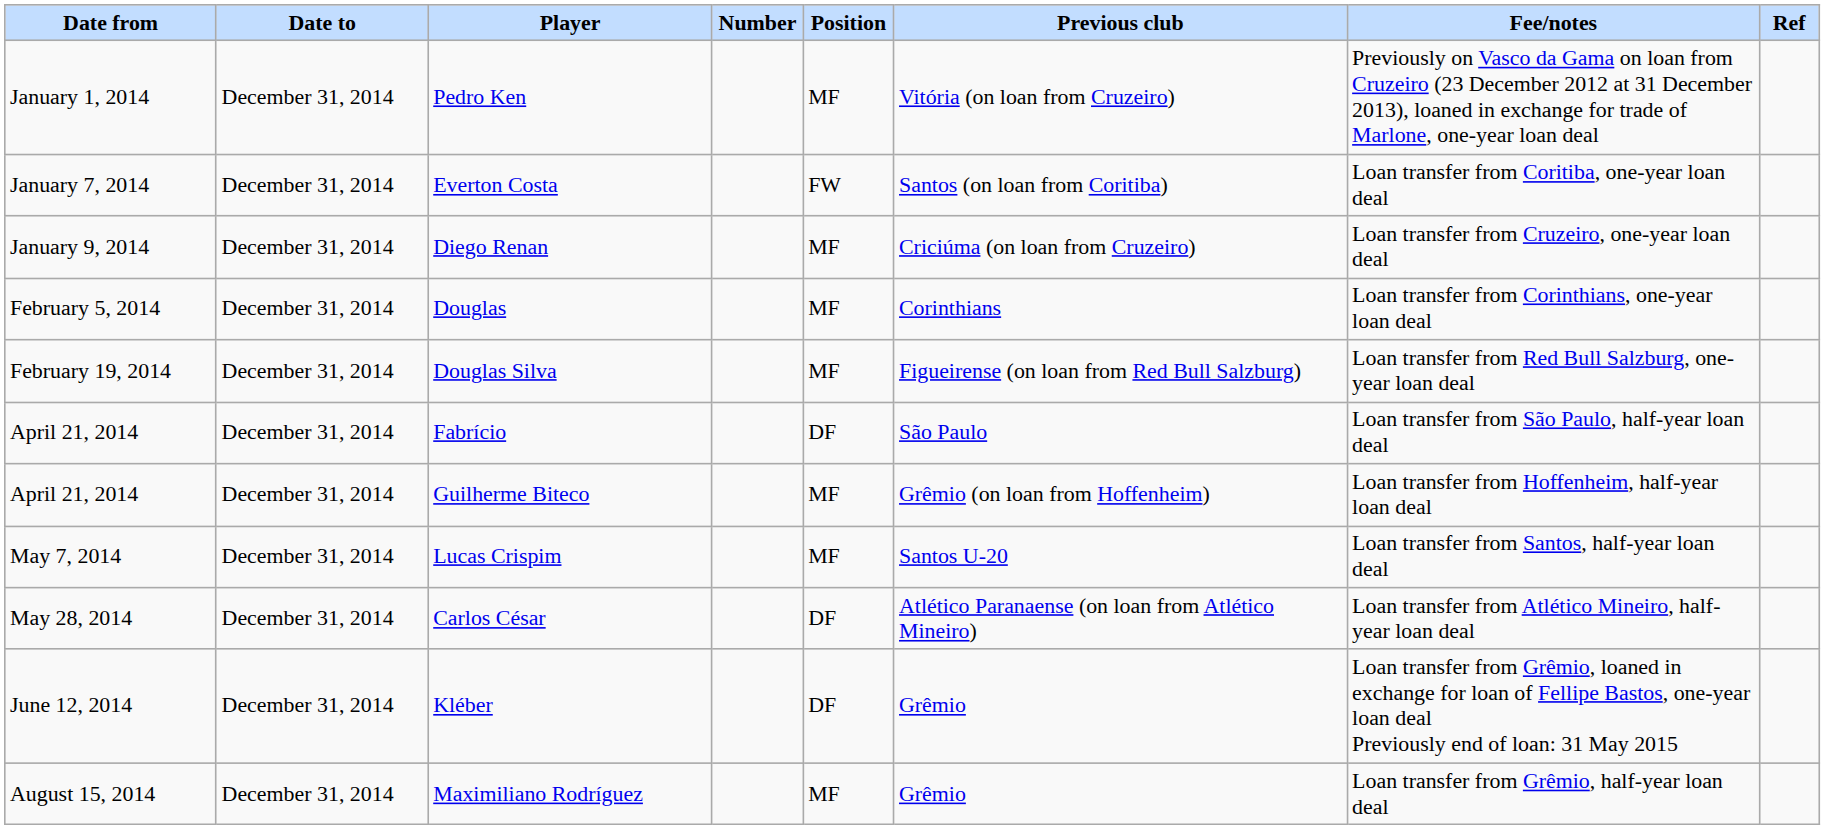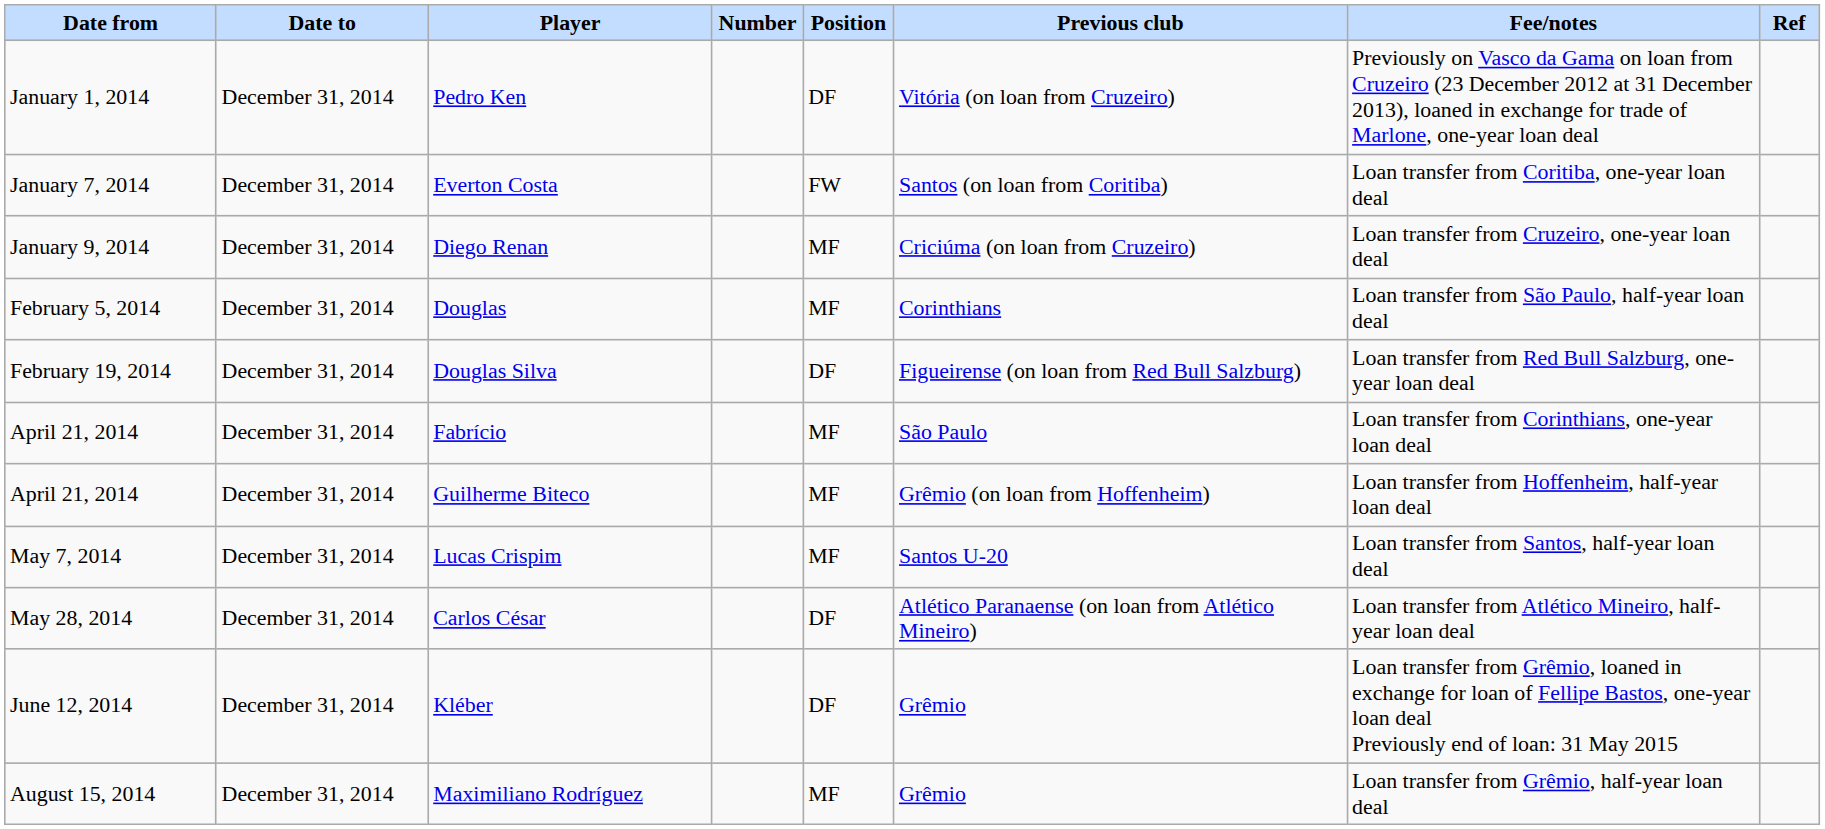(824, 96) MF -> (822, 96) DF
(1532, 308) Loan transfer from Corinthians, one-year loan deal -> (1548, 308) Loan transfer from São Paulo, half-year loan deal
(824, 370) MF -> (822, 370) DF
(822, 432) DF -> (824, 432) MF
(1548, 432) Loan transfer from São Paulo, half-year loan deal -> (1532, 432) Loan transfer from Corinthians, one-year loan deal
